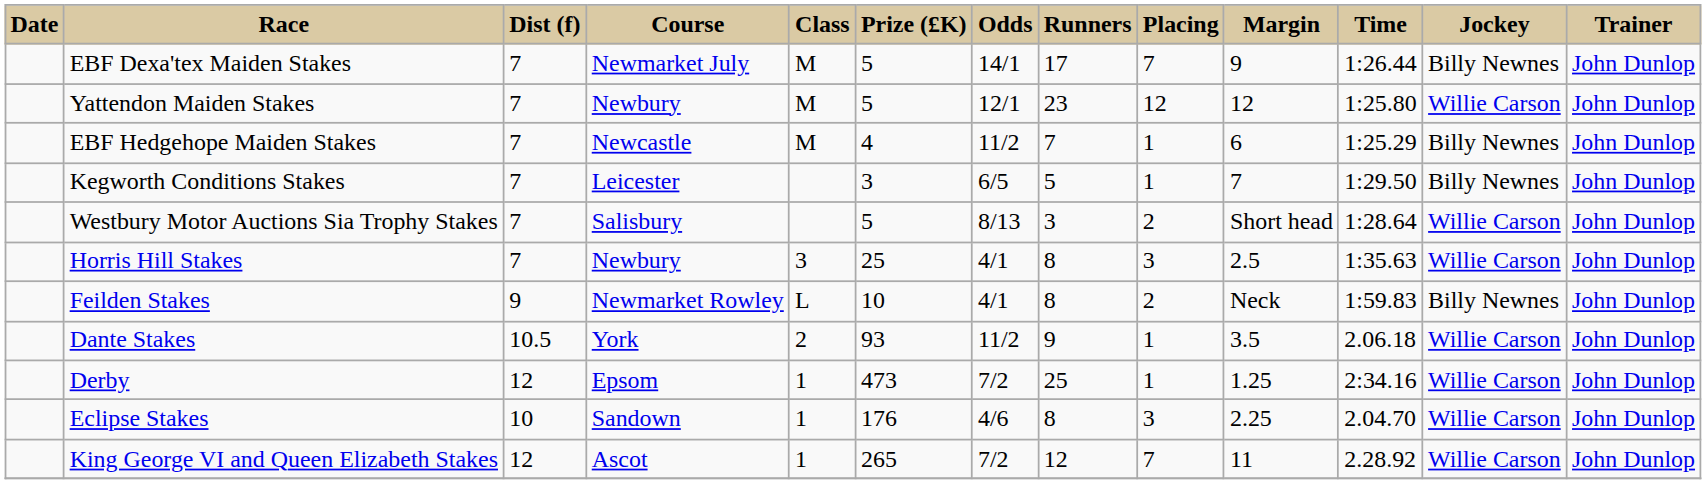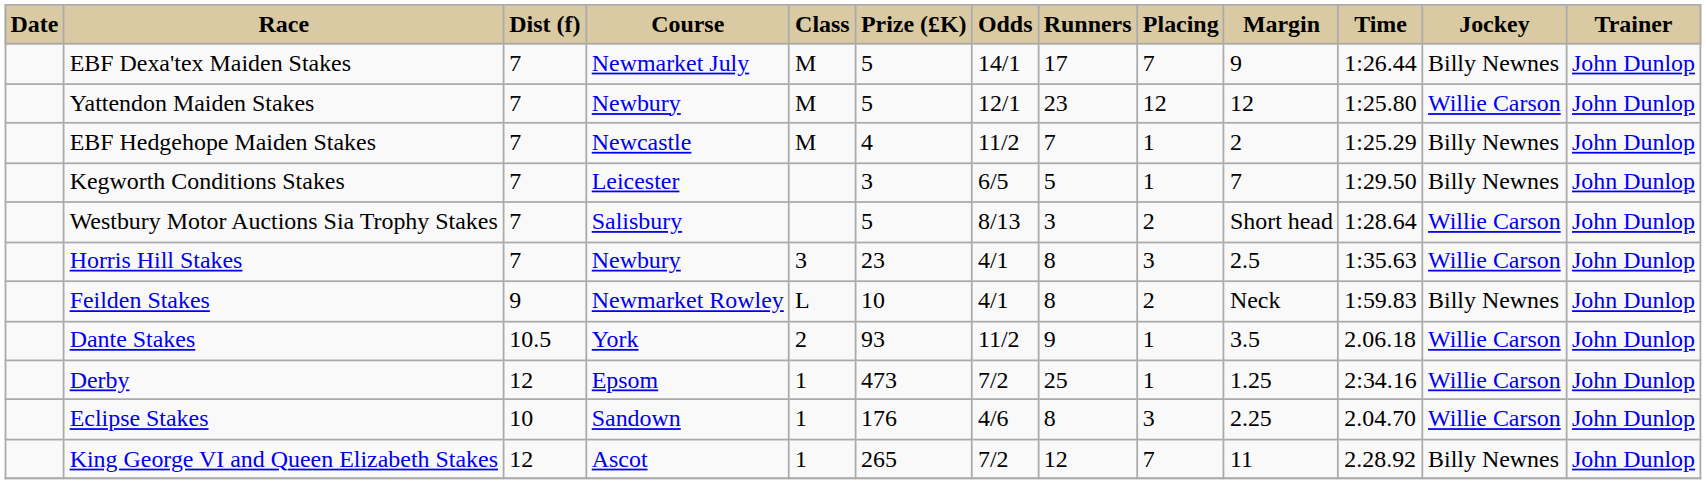(1236, 142) 6 -> (1236, 142) 2
(873, 260) 25 -> (873, 260) 23
(1494, 458) Willie Carson -> (1494, 458) Billy Newnes
